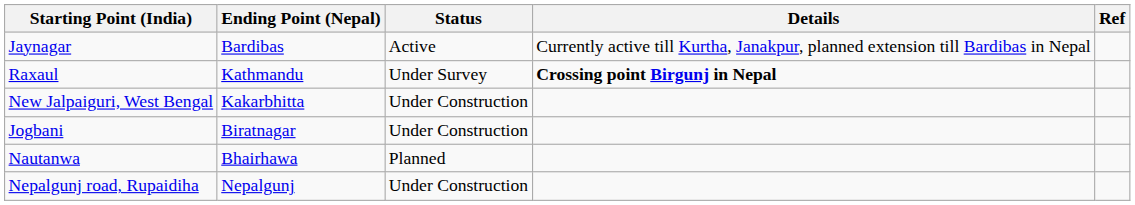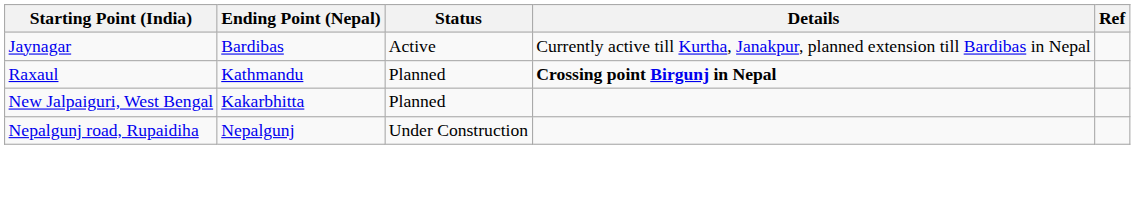(438, 74) Under Survey -> (417, 74) Planned
(458, 102) Under Construction -> (417, 102) Planned
- row: (36, 130)
- row: (44, 158)
